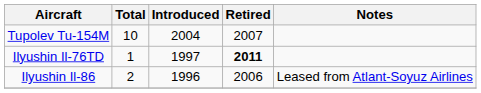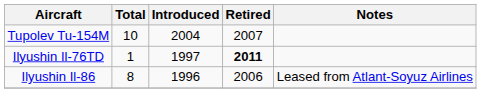(130, 77) 2 -> (130, 77) 8
